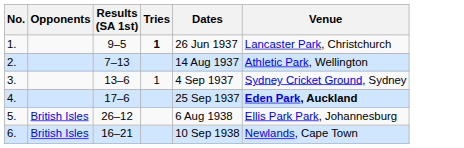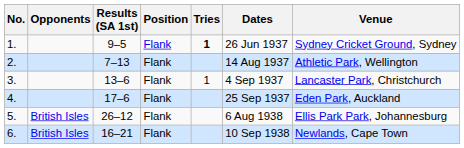+ column: (166, 19)
(318, 44) Lancaster Park, Christchurch -> (376, 44) Sydney Cricket Ground, Sydney
(326, 80) Sydney Cricket Ground, Sydney -> (368, 80) Lancaster Park, Christchurch
(301, 98) bold -> (348, 98) normal
